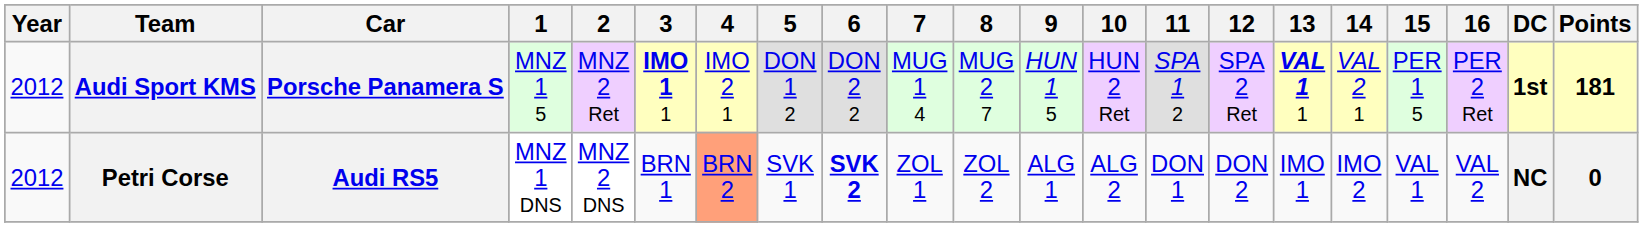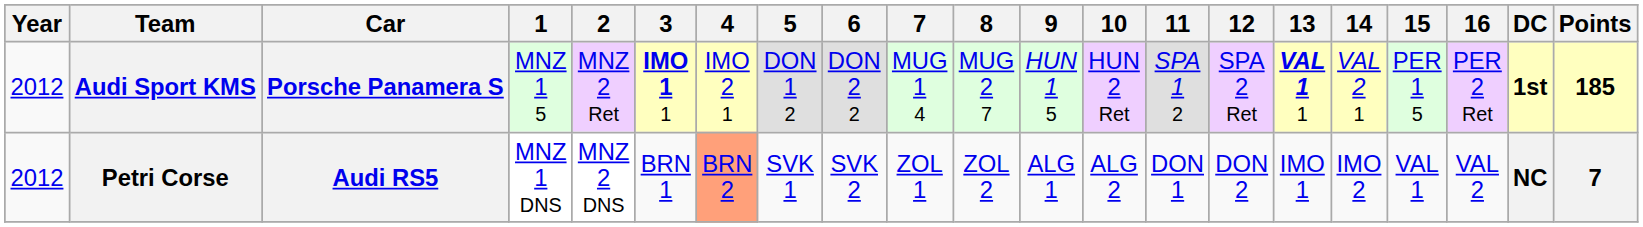(1595, 87) 181 -> (1595, 87) 185
(854, 177) bold -> (854, 177) normal
(1595, 177) 0 -> (1595, 177) 7
